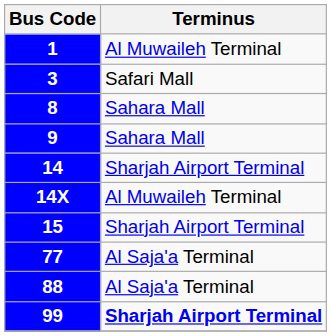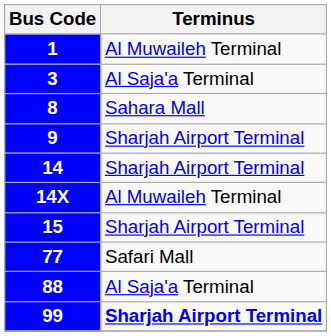(149, 78) Safari Mall -> (179, 78) Al Saja'a Terminal
(155, 138) Sahara Mall -> (205, 138) Sharjah Airport Terminal
(179, 256) Al Saja'a Terminal -> (149, 256) Safari Mall
